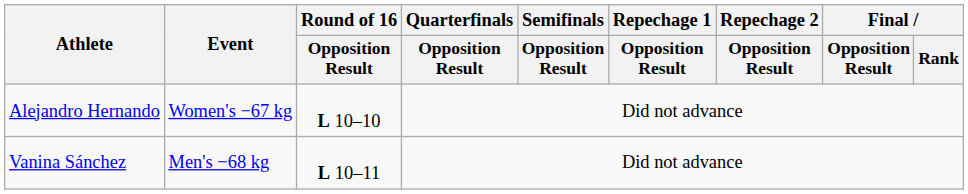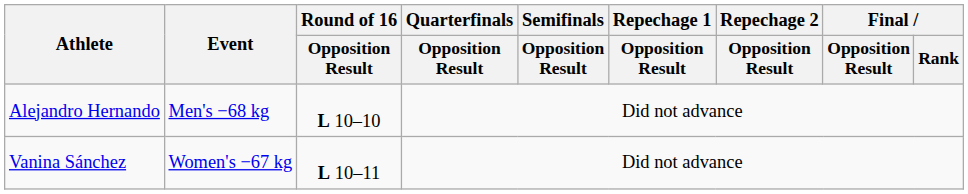(230, 110) Women's −67 kg -> (219, 110) Men's −68 kg
(219, 162) Men's −68 kg -> (230, 162) Women's −67 kg
